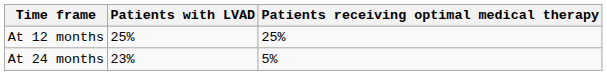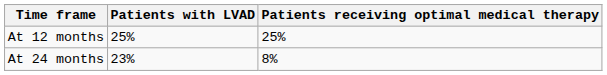(270, 59) 5% -> (270, 59) 8%
